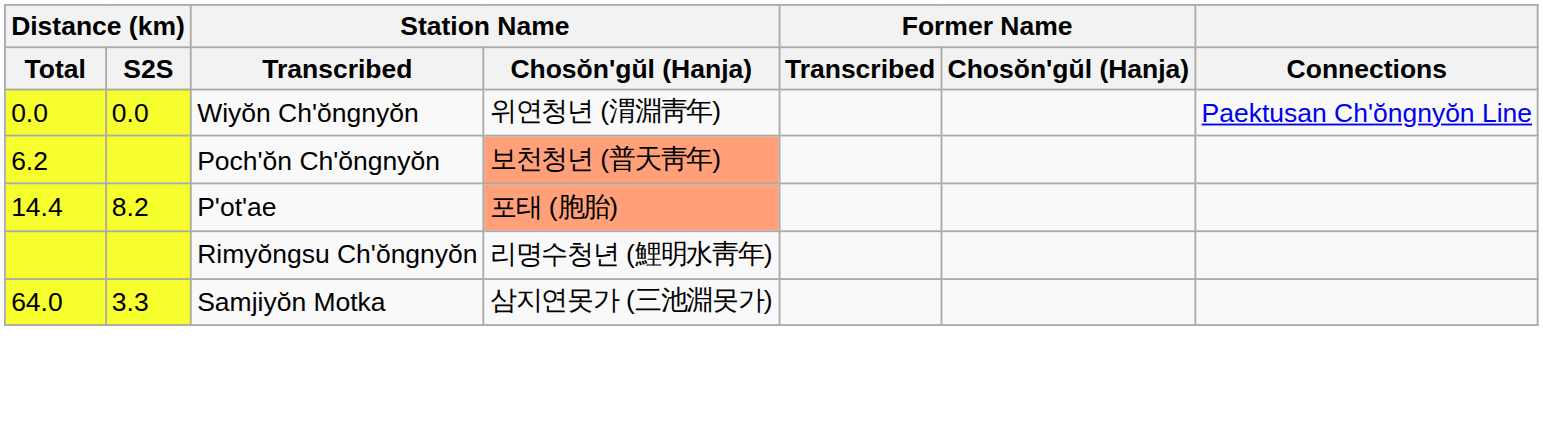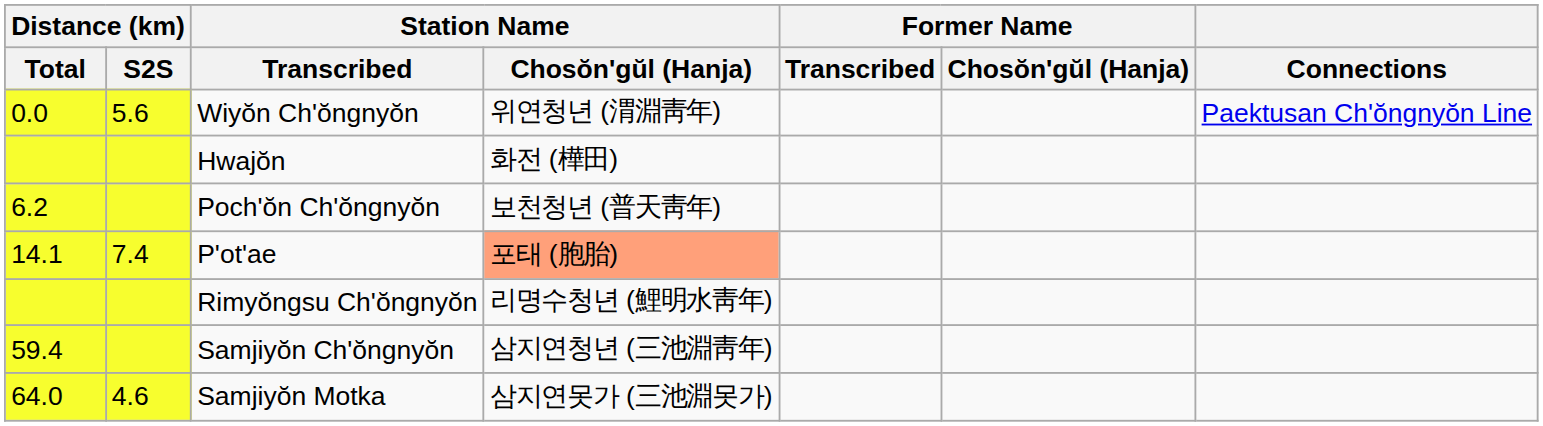(130, 113) 0.0 -> (130, 113) 5.6
+ row: (241, 160)
(605, 159) lightsalmon background -> (605, 207) no background
(37, 207) 14.4 -> (37, 255) 14.1
(130, 207) 8.2 -> (130, 255) 7.4
+ row: (326, 350)
(130, 302) 3.3 -> (130, 397) 4.6
